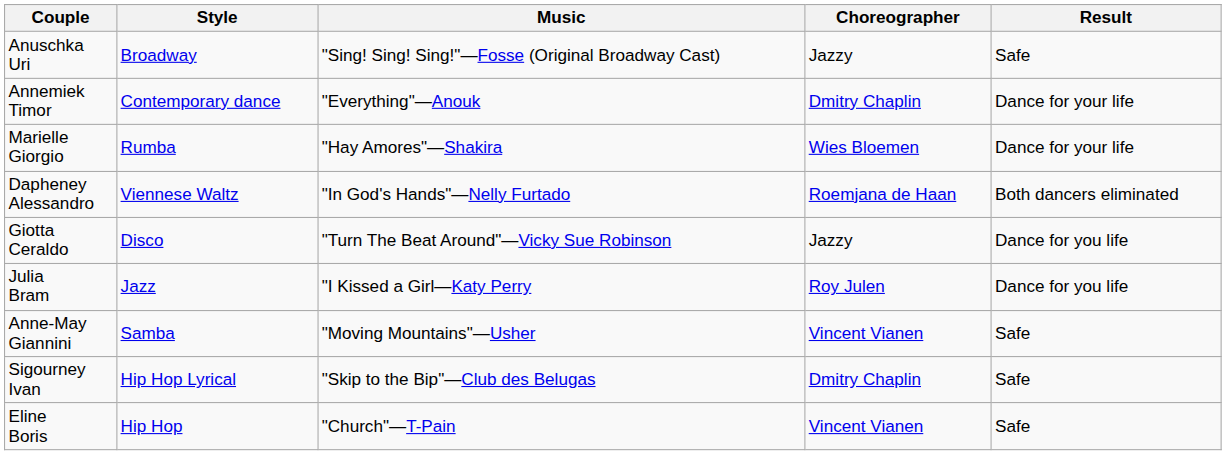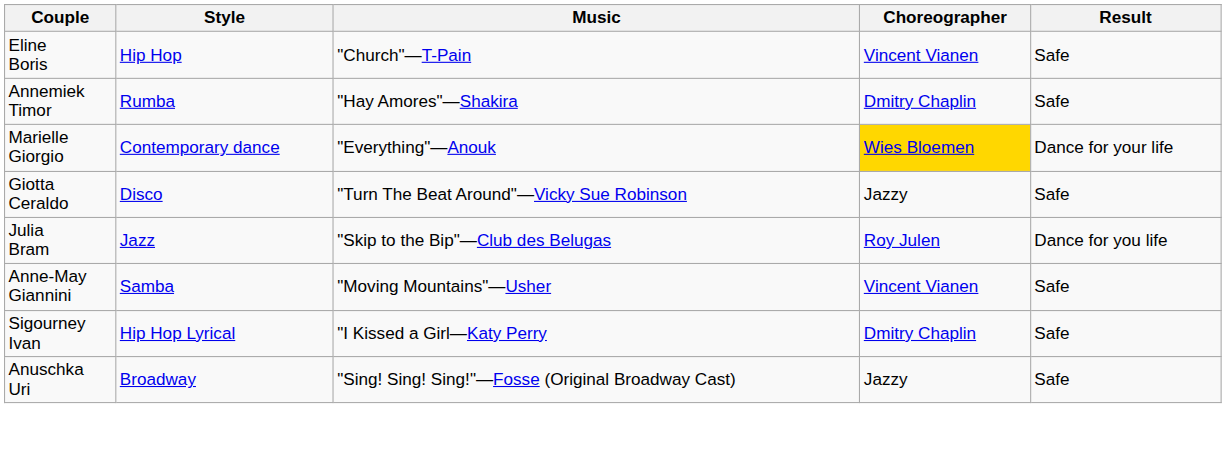rows swapped: (28, 426) <-> (46, 54)
(201, 101) Contemporary dance -> (147, 101) Rumba
(401, 101) "Everything"—Anouk -> (428, 101) "Hay Amores"—Shakira
(1064, 101) Dance for your life -> (1052, 101) Safe
(148, 147) Rumba -> (200, 147) Contemporary dance
(412, 147) "Hay Amores"—Shakira -> (417, 147) "Everything"—Anouk
(864, 147) no background -> (919, 147) gold background
- row: (51, 194)
(1062, 240) Dance for you life -> (1052, 194) Safe
(427, 286) "I Kissed a Girl—Katy Perry -> (474, 240) "Skip to the Bip"—Club des Belugas
(459, 379) "Skip to the Bip"—Club des Belugas -> (442, 333) "I Kissed a Girl—Katy Perry
